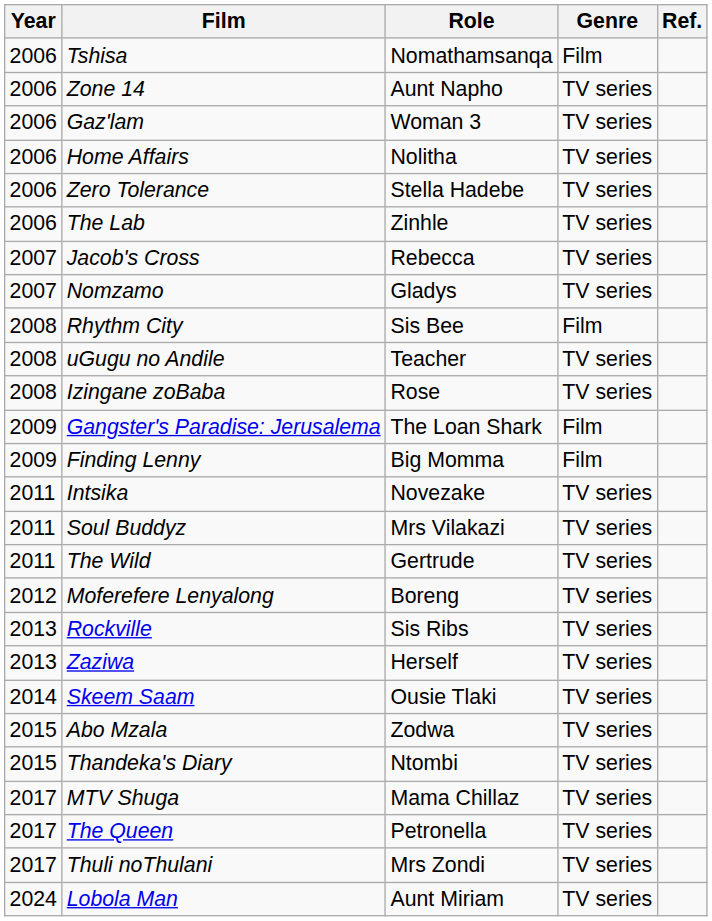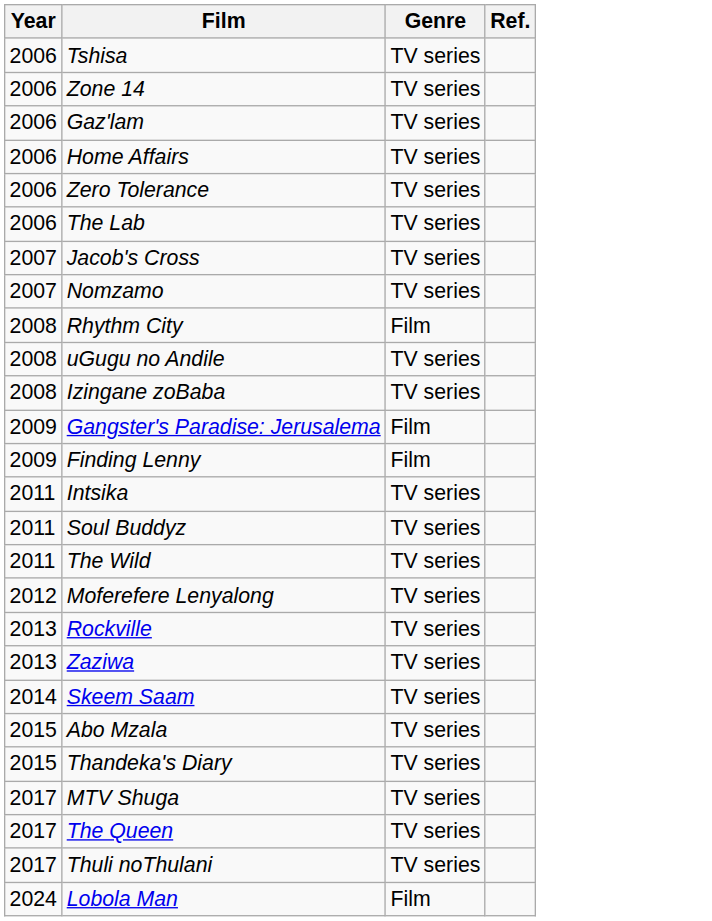- column: (472, 21)
(582, 55) Film -> (435, 55) TV series
(607, 898) TV series -> (411, 898) Film
